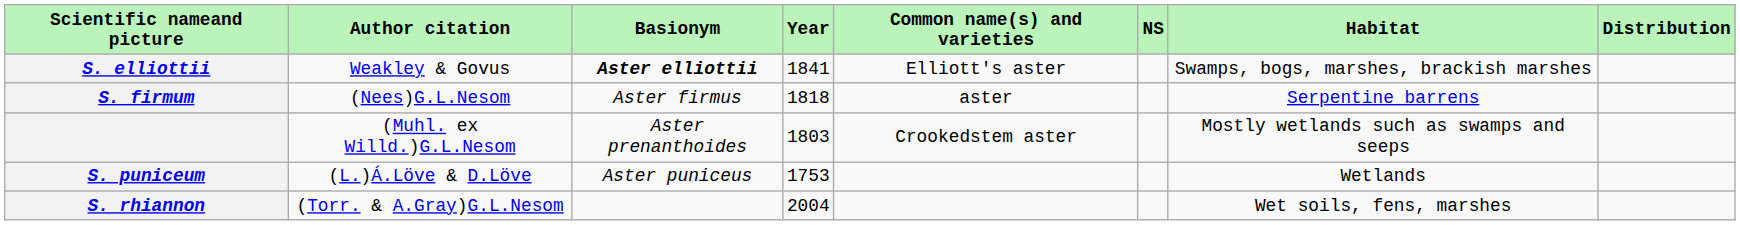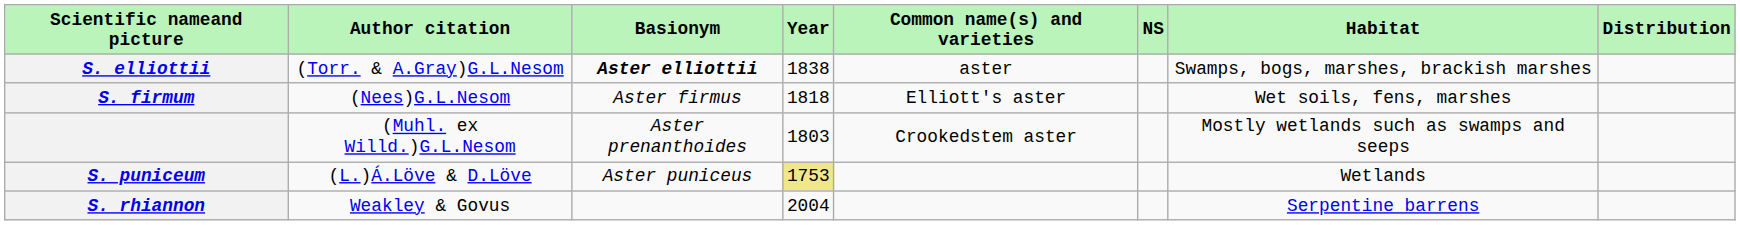(430, 69) Weakley & Govus -> (430, 69) (Torr. & A.Gray)G.L.Nesom
(808, 69) 1841 -> (808, 69) 1838
(986, 69) Elliott's aster -> (986, 69) aster
(986, 98) aster -> (986, 98) Elliott's aster
(1383, 98) Serpentine barrens -> (1383, 98) Wet soils, fens, marshes
(808, 176) no background -> (808, 176) khaki background
(430, 205) (Torr. & A.Gray)G.L.Nesom -> (430, 205) Weakley & Govus
(1383, 205) Wet soils, fens, marshes -> (1383, 205) Serpentine barrens
